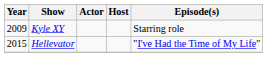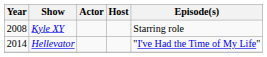(17, 28) 2009 -> (17, 28) 2008
(17, 44) 2015 -> (17, 44) 2014
